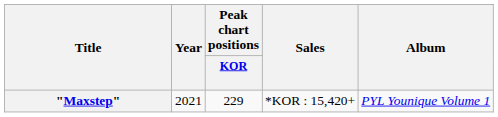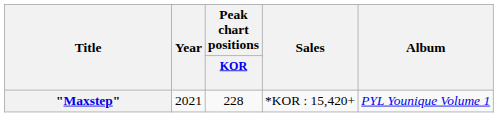(233, 100) 229 -> (233, 100) 228
